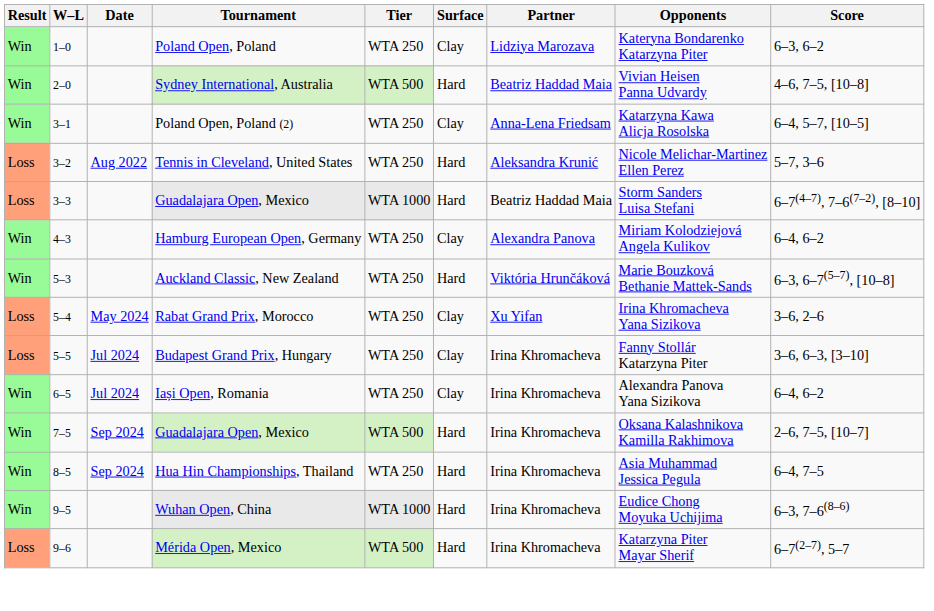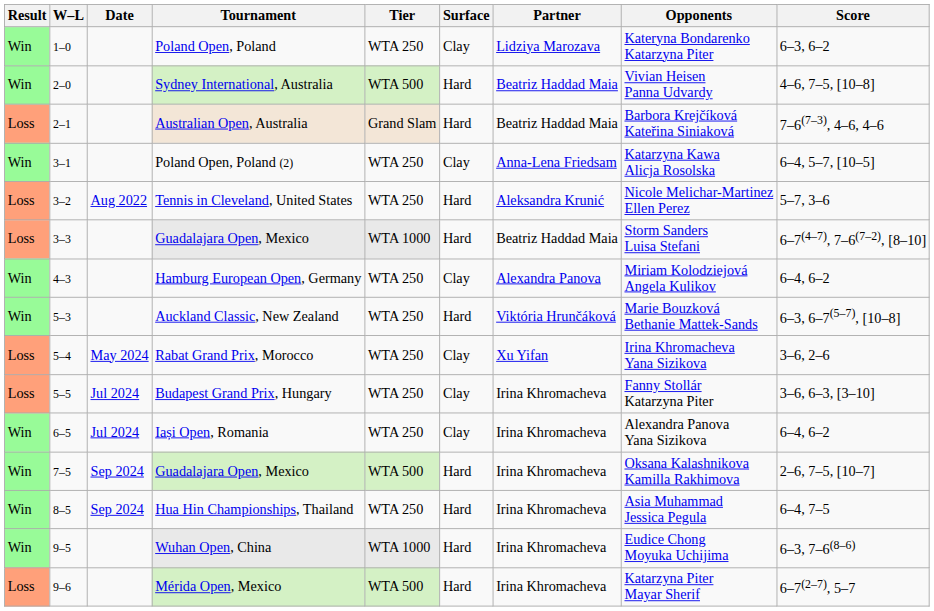+ row: (62, 124)
